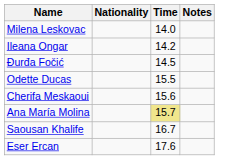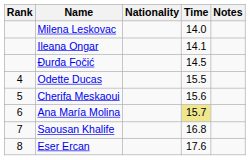+ column: (20, 12)
(165, 46) 14.2 -> (196, 46) 14.1
(165, 130) 16.7 -> (196, 130) 16.8
